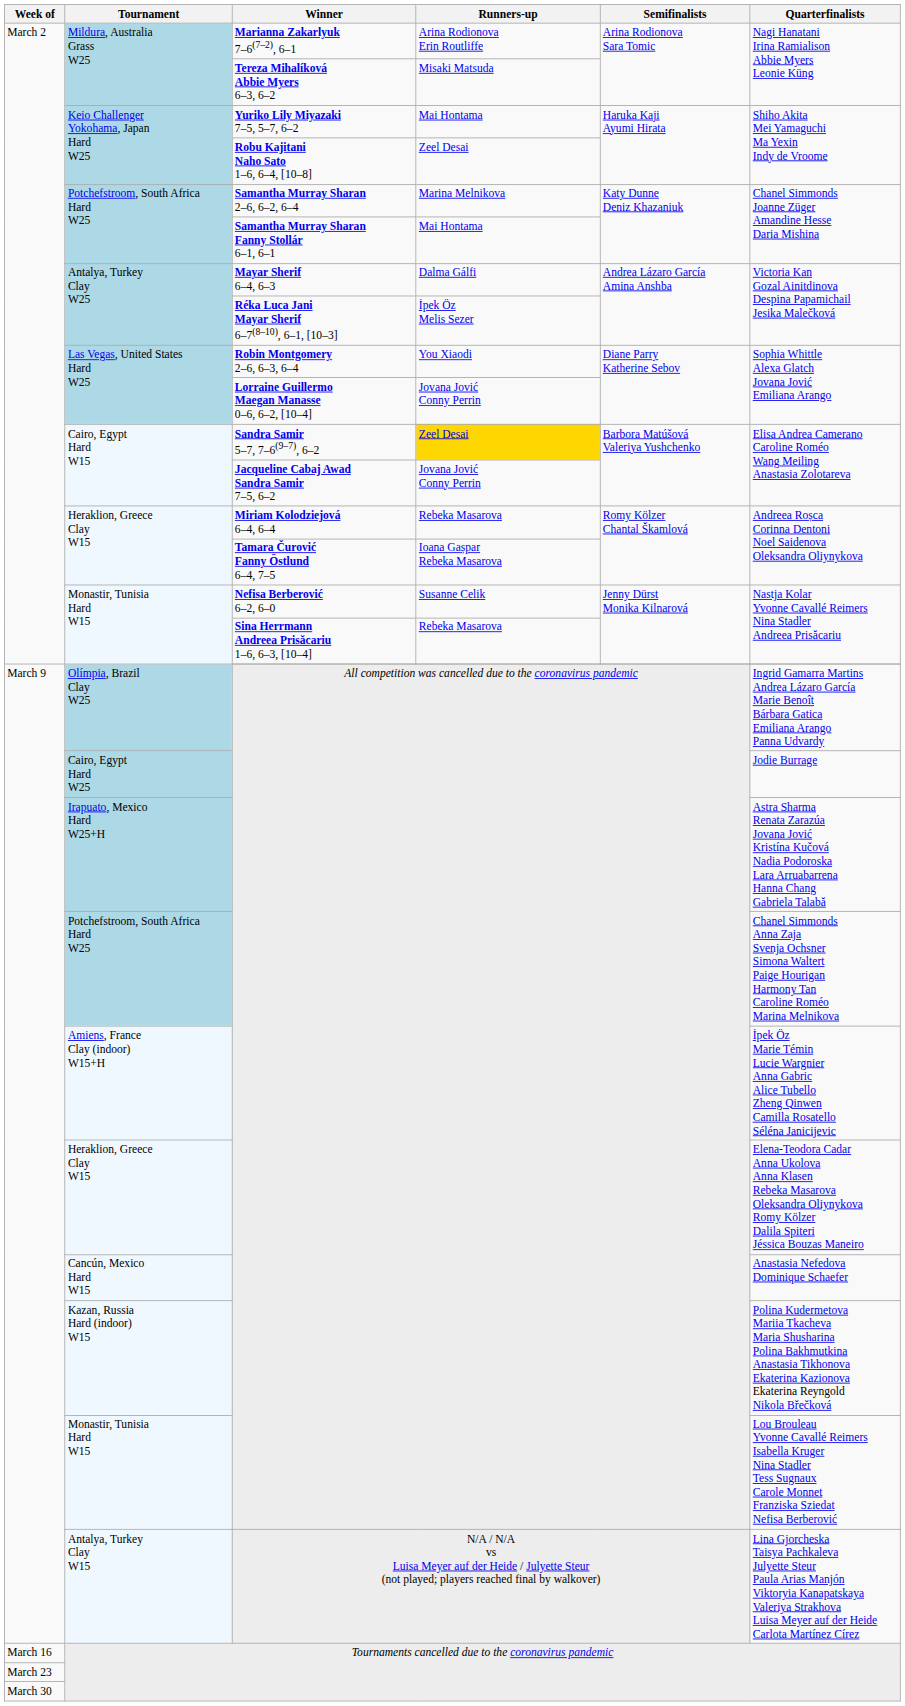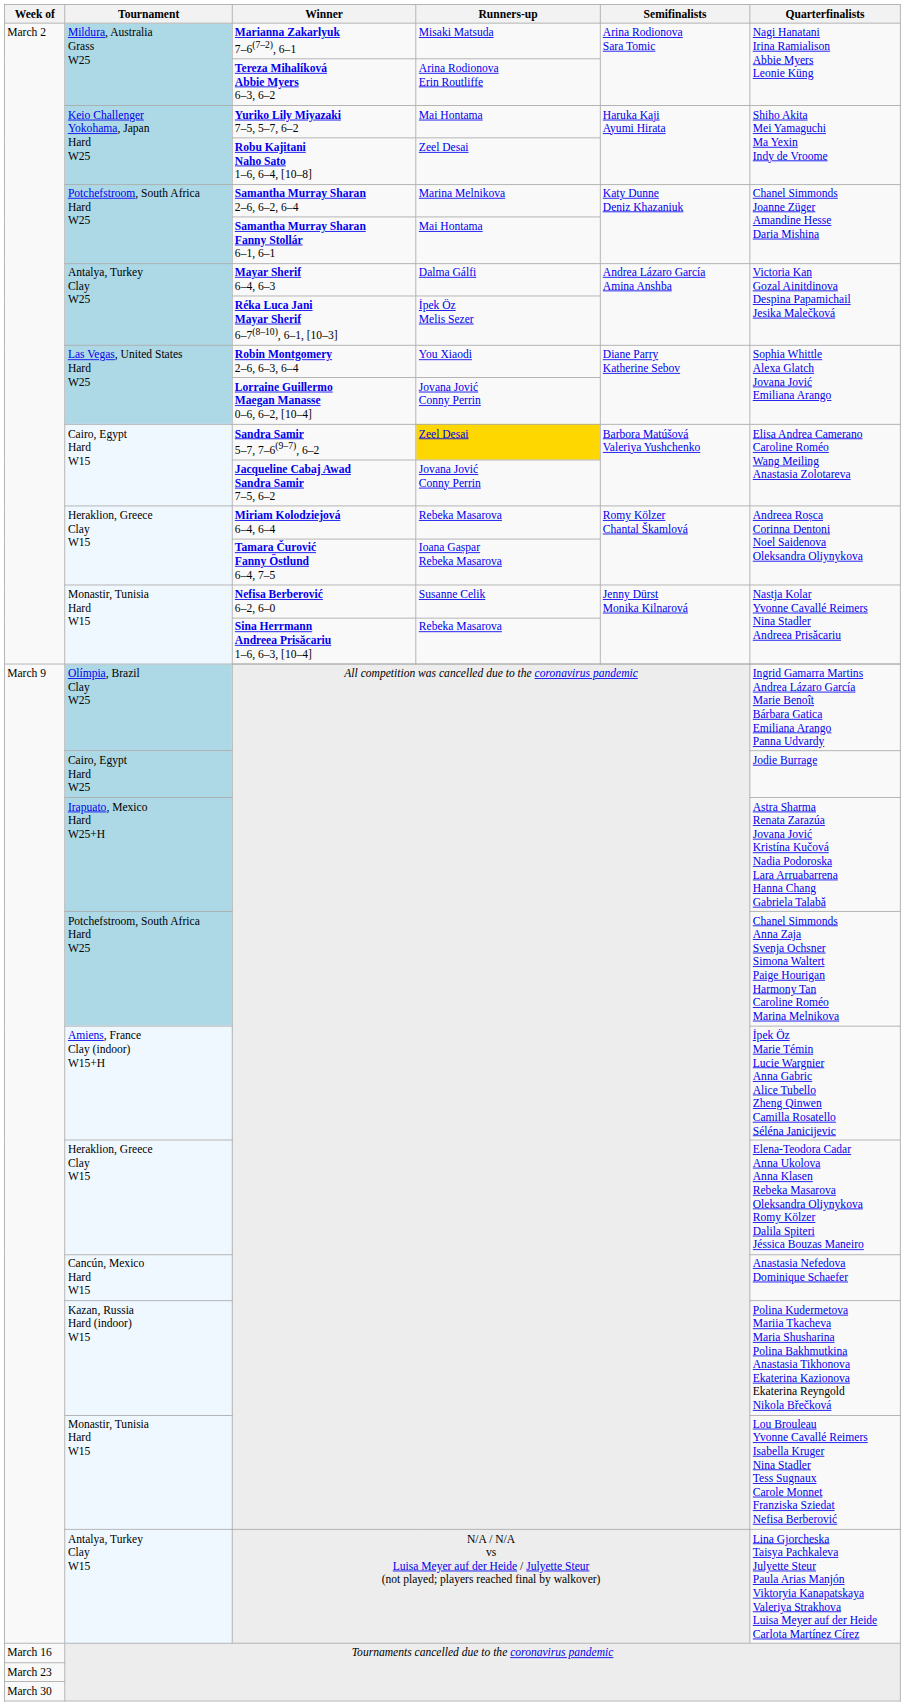(459, 39) Arina Rodionova Erin Routliffe -> (456, 32) Misaki Matsuda
(456, 68) Misaki Matsuda -> (459, 75) Arina Rodionova Erin Routliffe
